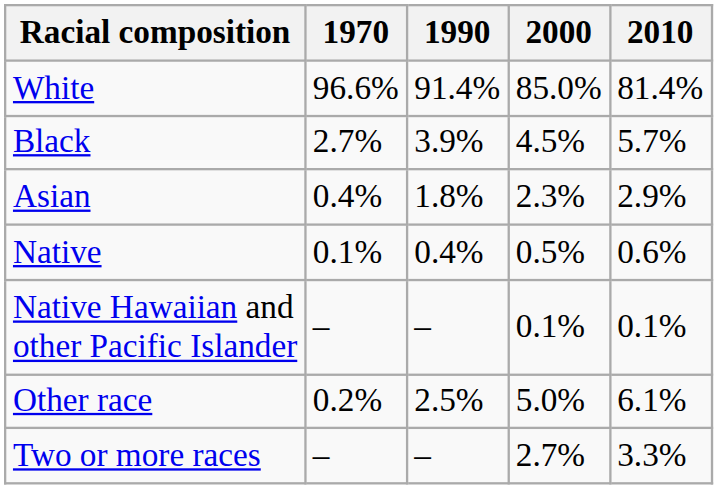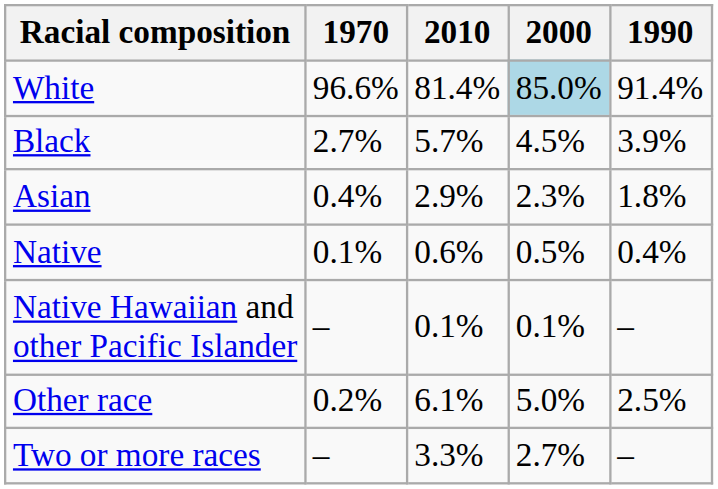columns swapped: (457, 32) <-> (660, 32)
(559, 87) no background -> (559, 87) lightblue background
